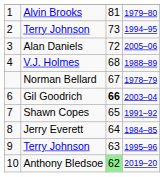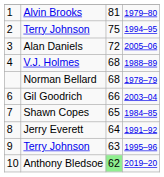(114, 29) 73 -> (114, 29) 75
(114, 79) 67 -> (114, 79) 68
(114, 96) bold -> (114, 96) normal
(141, 113) 1991–92 -> (141, 113) 1984–85
(141, 130) 1984–85 -> (141, 130) 1991–92
